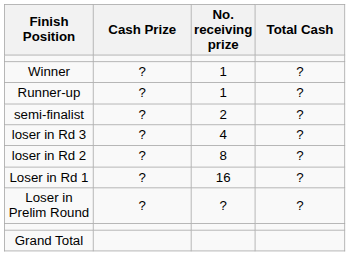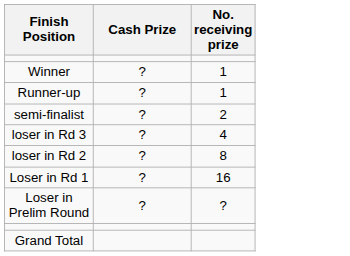- column: (300, 29)
